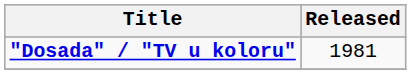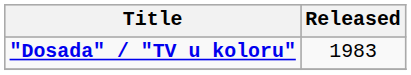(353, 53) 1981 -> (353, 53) 1983
